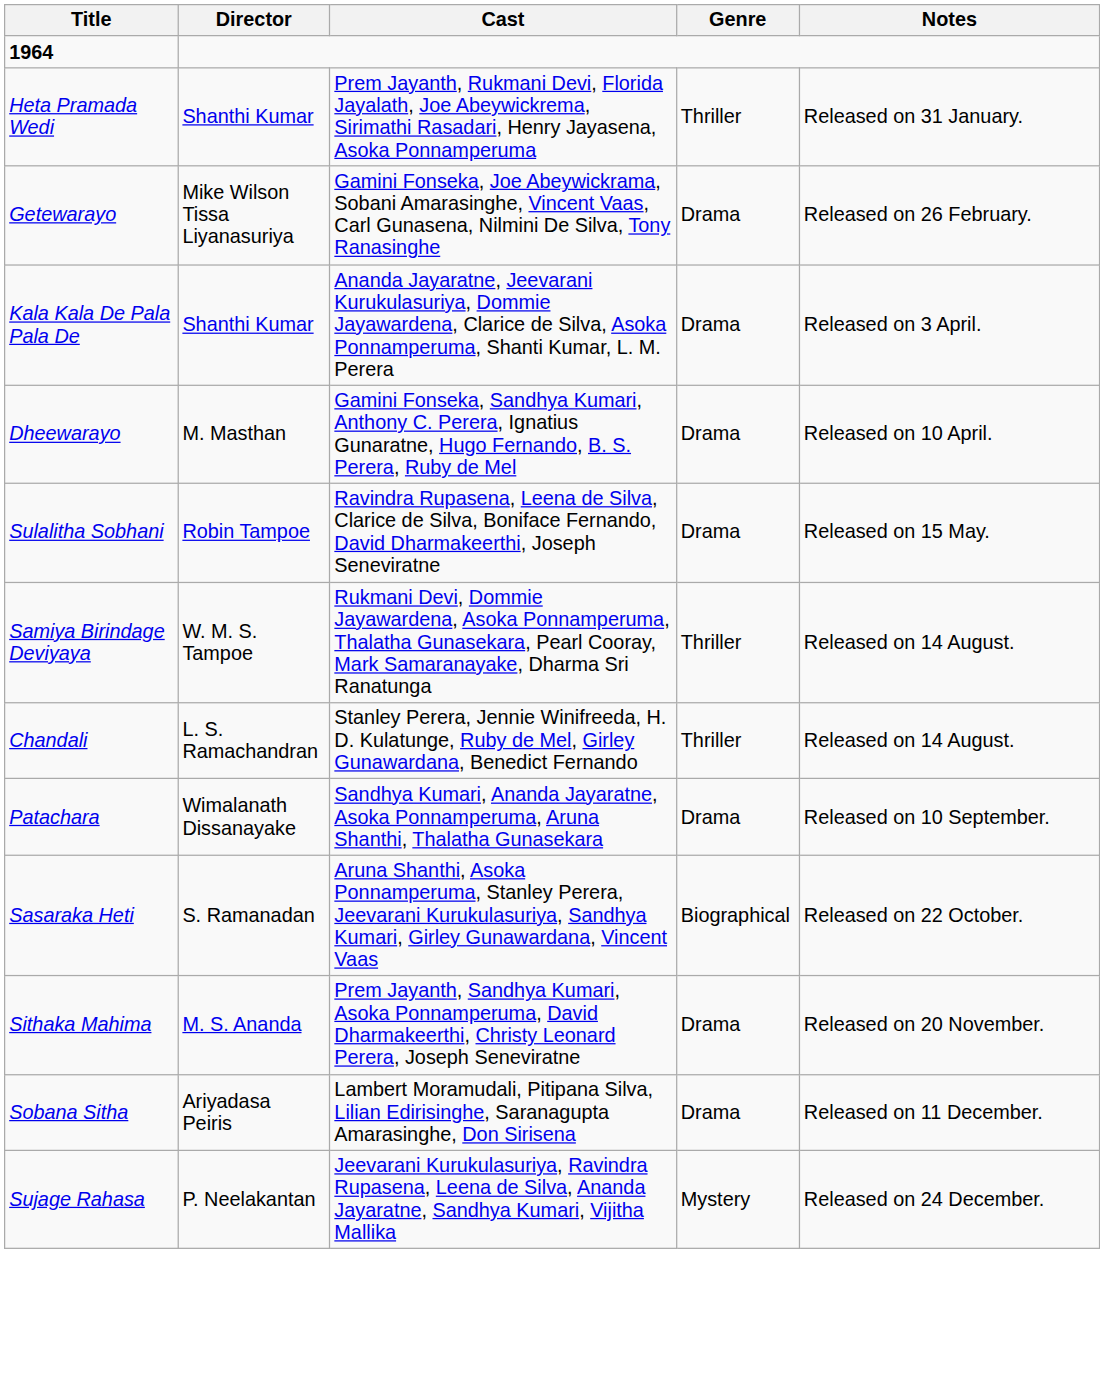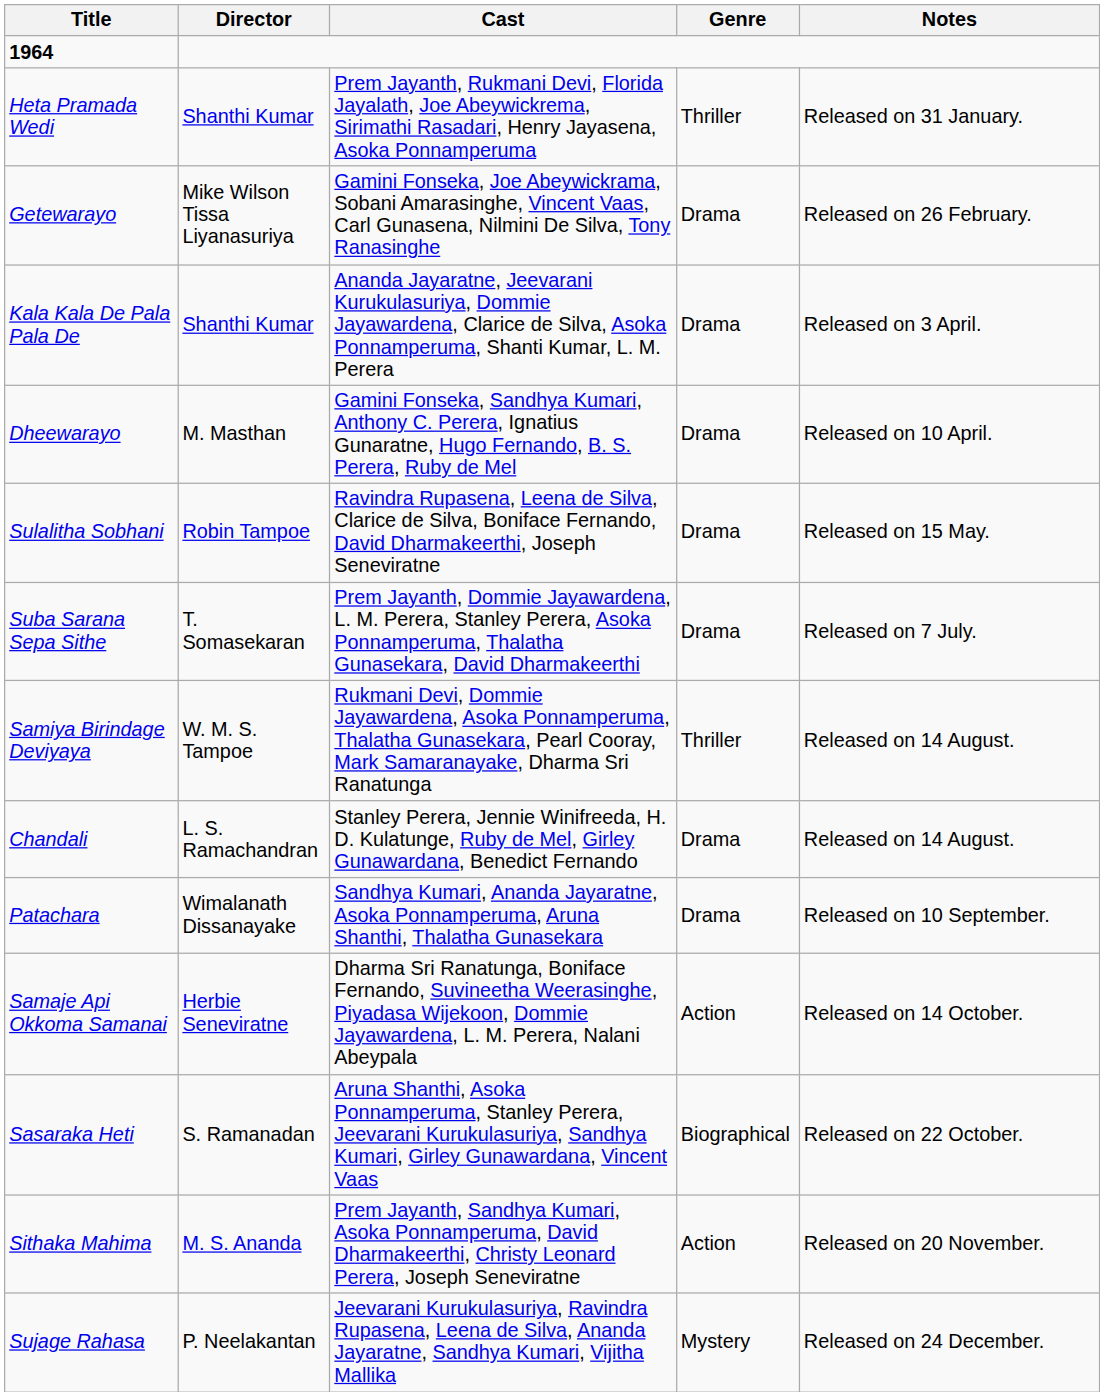+ row: (67, 631)
(711, 740) Thriller -> (711, 839) Drama
+ row: (88, 1013)
(711, 1024) Drama -> (708, 1243) Action
- row: (69, 1112)
